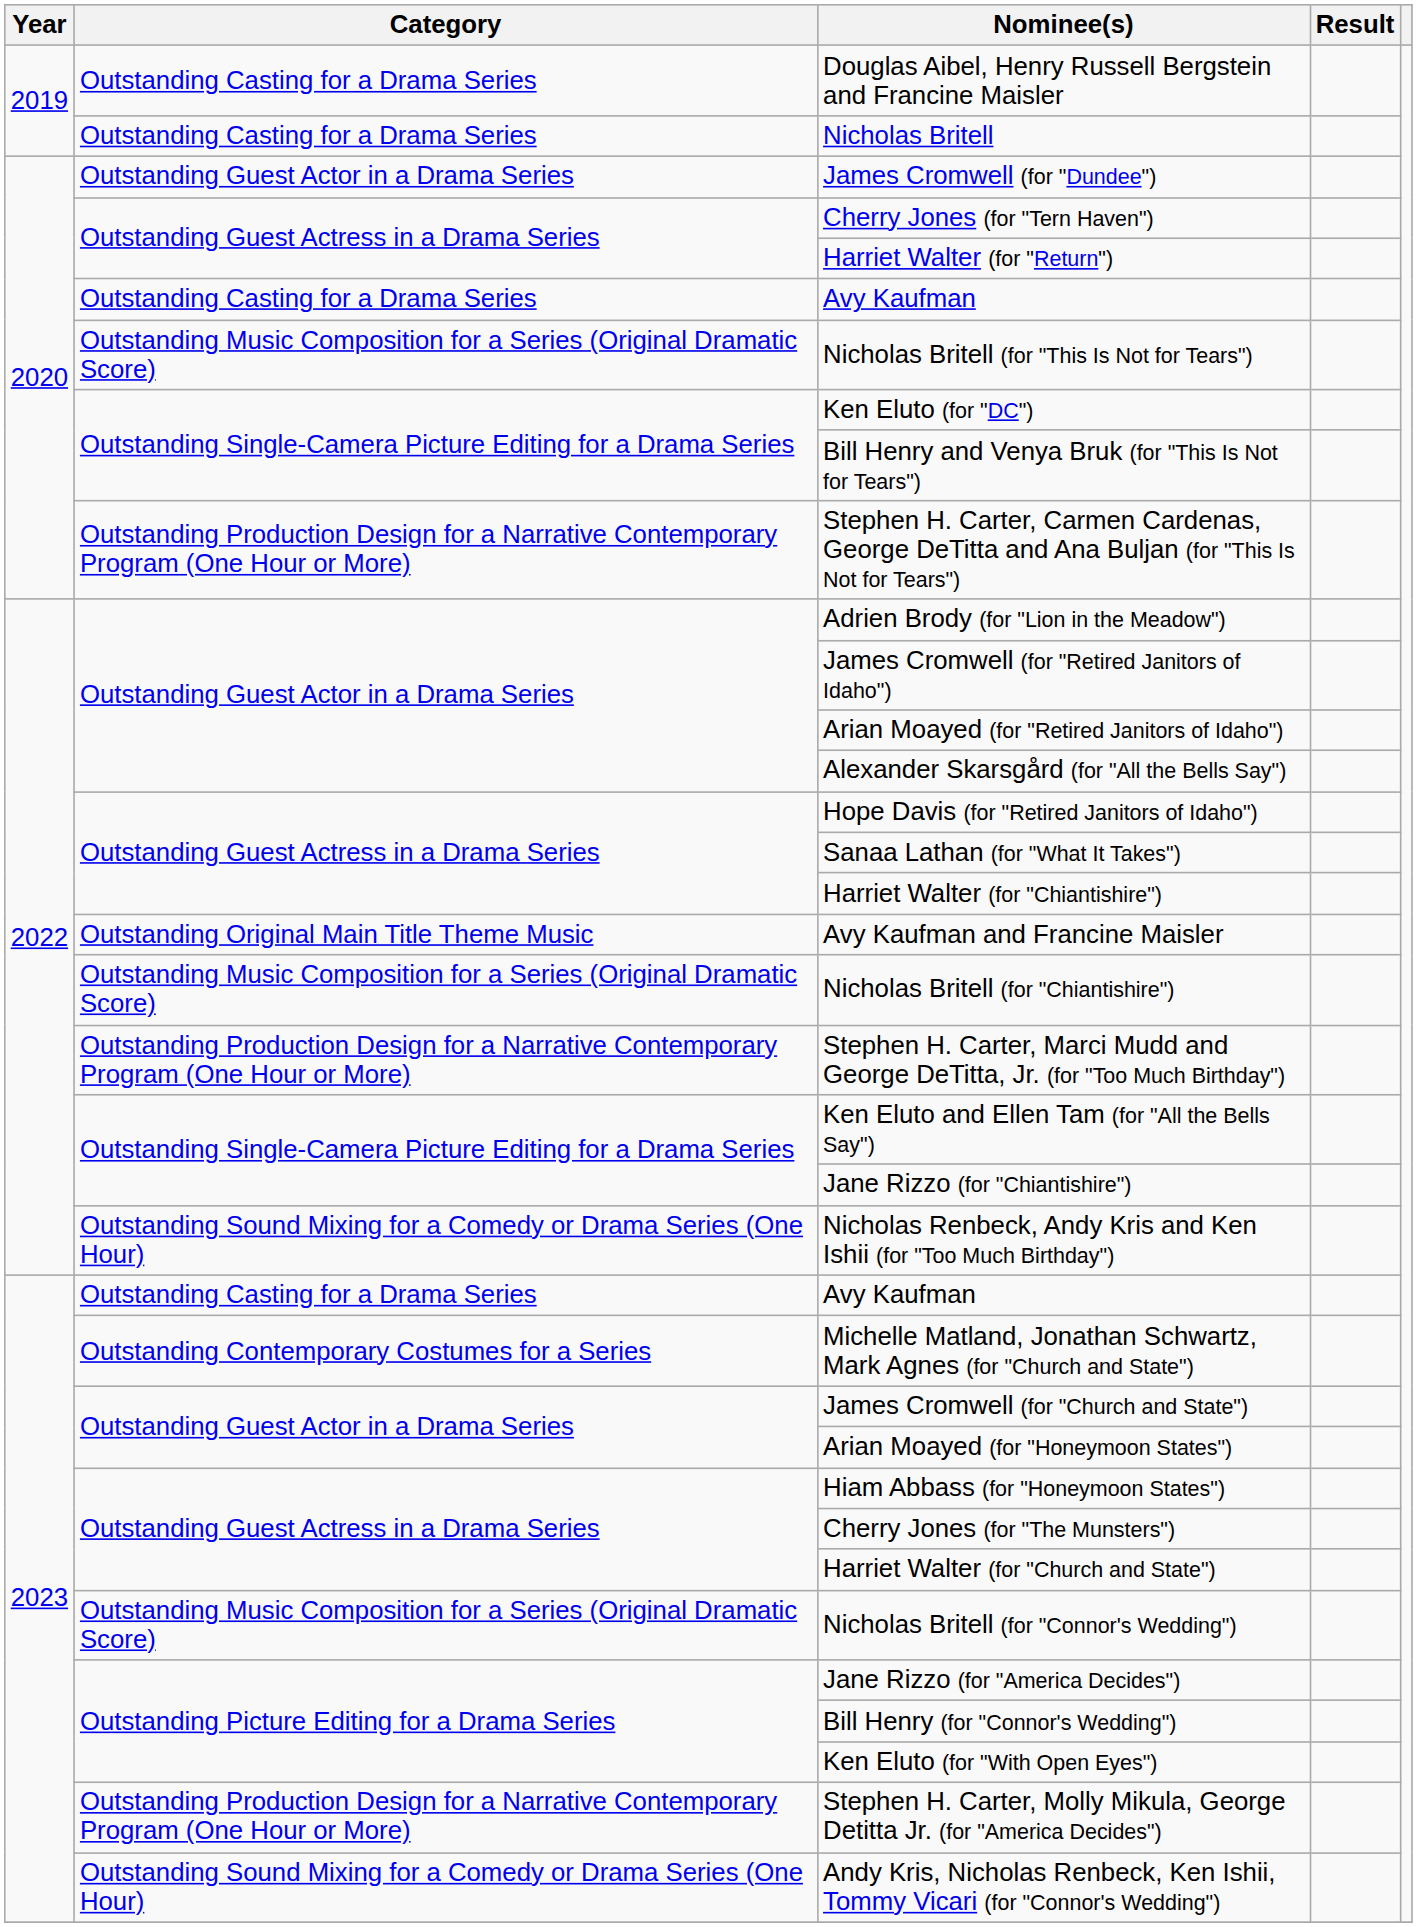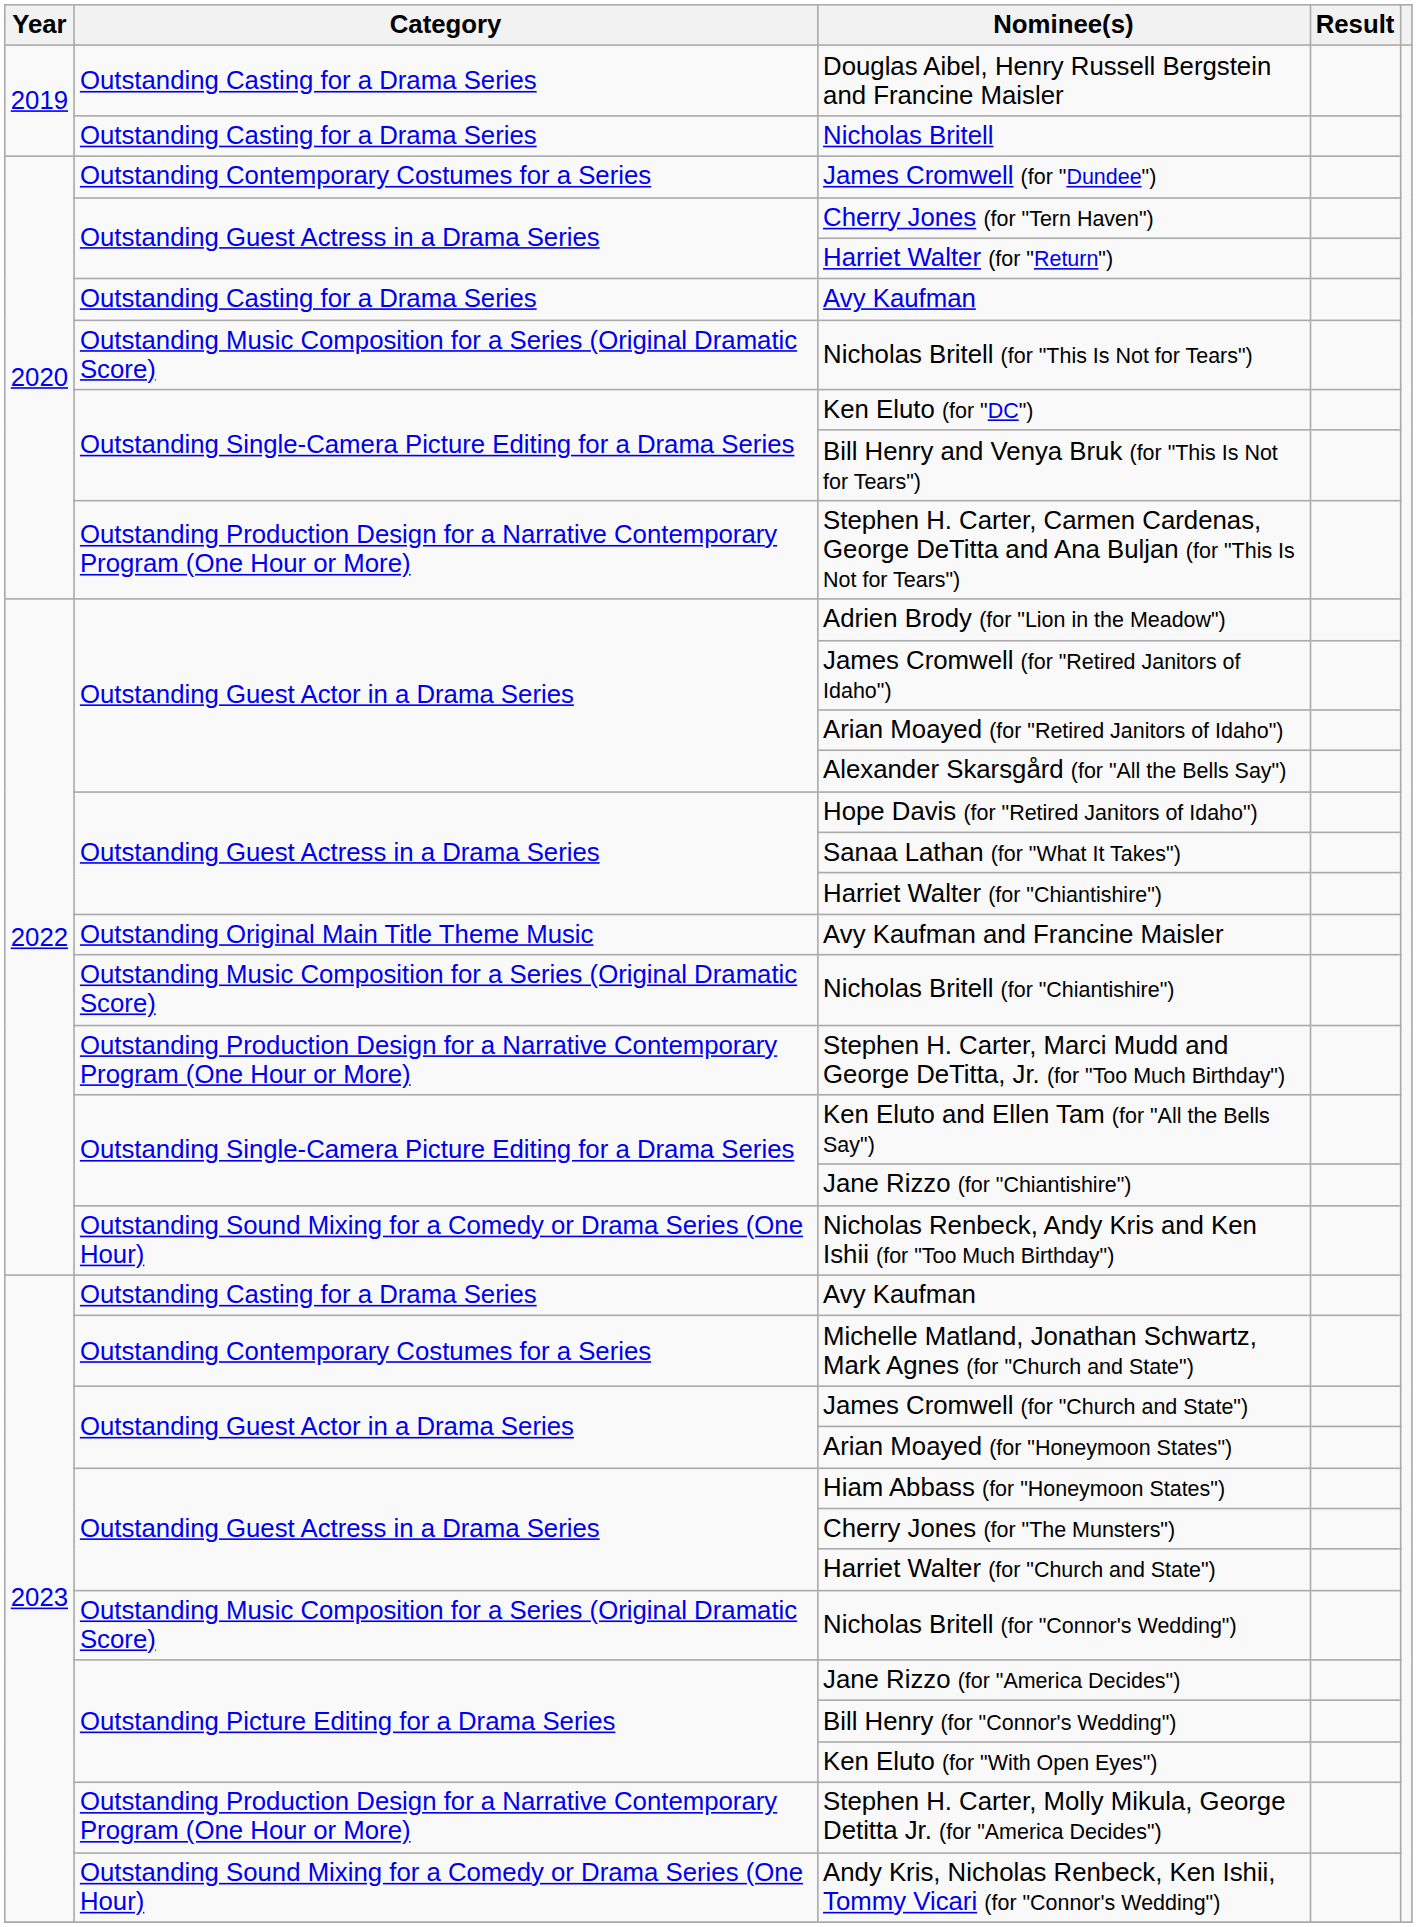(327, 176) Outstanding Guest Actor in a Drama Series -> (366, 176) Outstanding Contemporary Costumes for a Series
